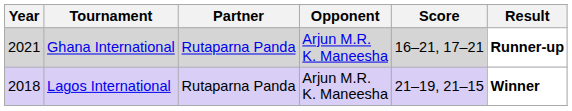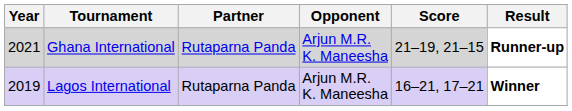(439, 47) 16–21, 17–21 -> (439, 47) 21–19, 21–15
(24, 87) 2018 -> (24, 87) 2019
(439, 87) 21–19, 21–15 -> (439, 87) 16–21, 17–21
